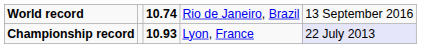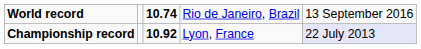(161, 33) 10.93 -> (161, 33) 10.92
